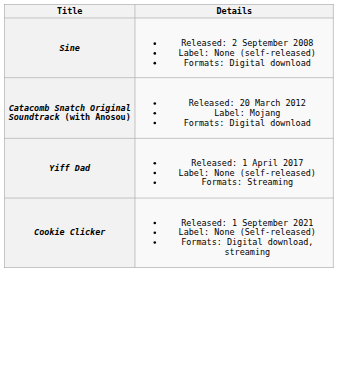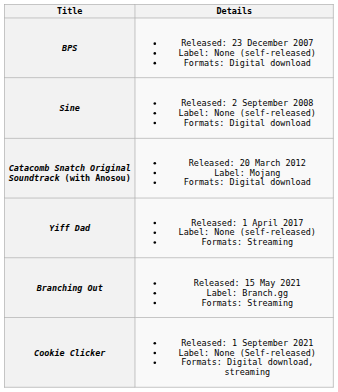+ row: (70, 48)
+ row: (70, 288)
